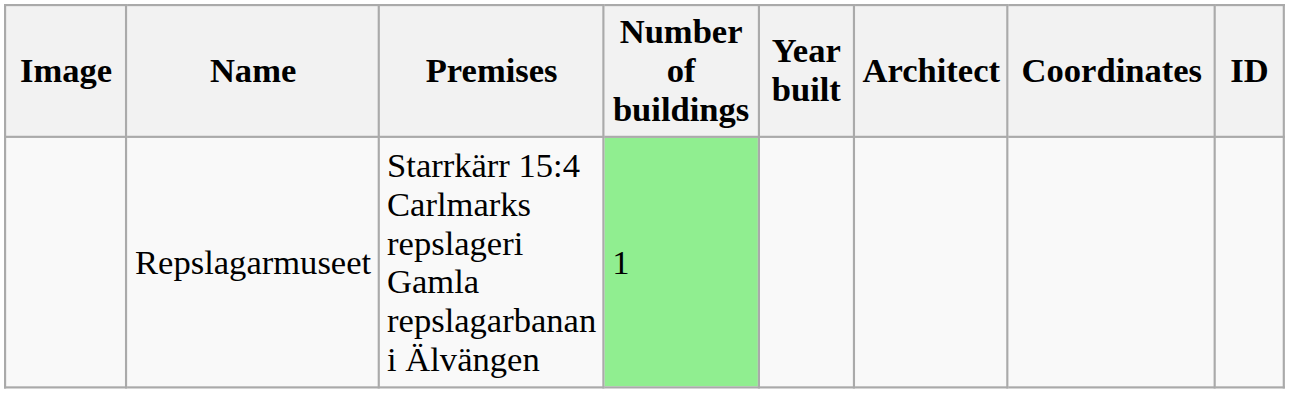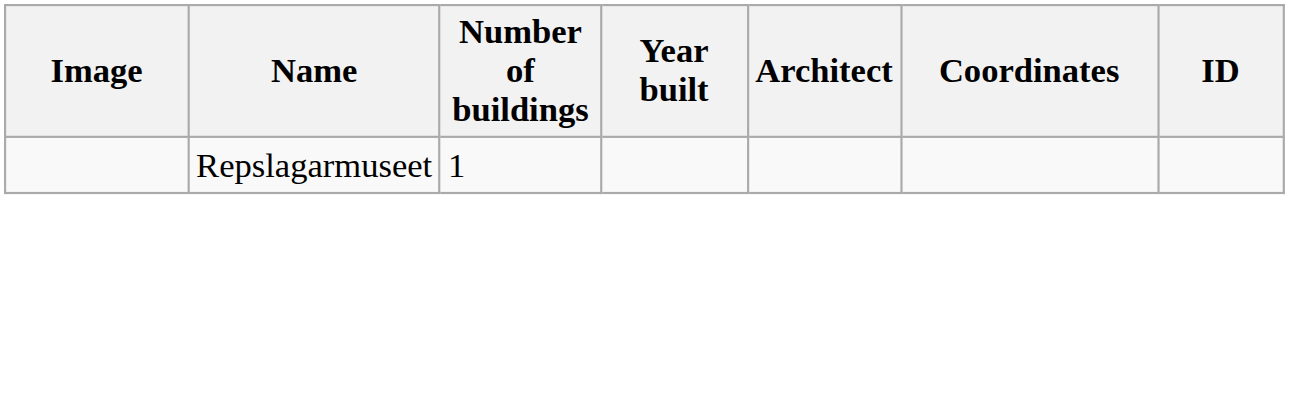- column: (492, 70)
(621, 261) lightgreen background -> (457, 164) no background
